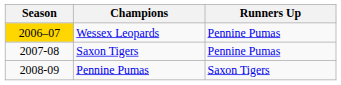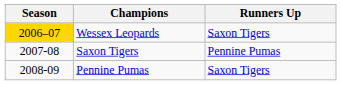(244, 32) Pennine Pumas -> (239, 32) Saxon Tigers
